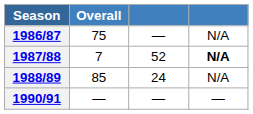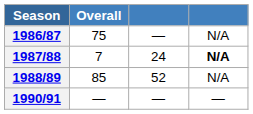(158, 56) 52 -> (158, 56) 24
(158, 77) 24 -> (158, 77) 52
